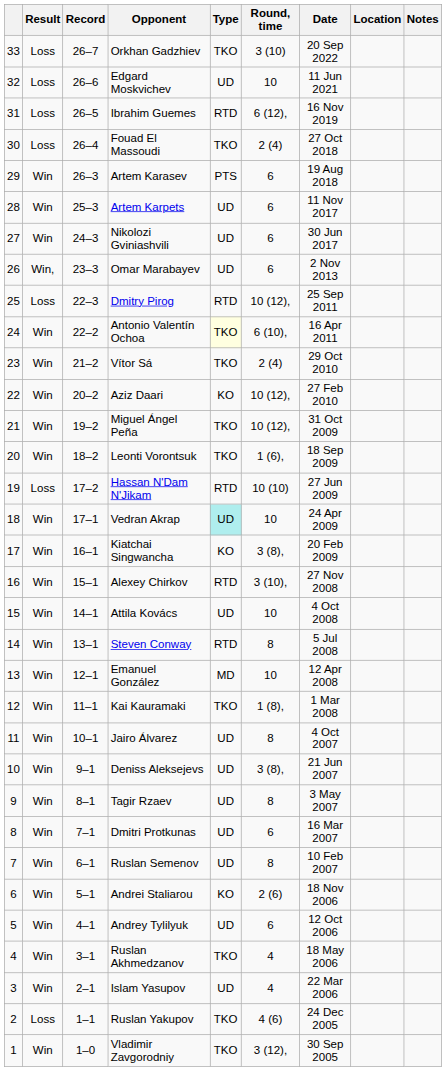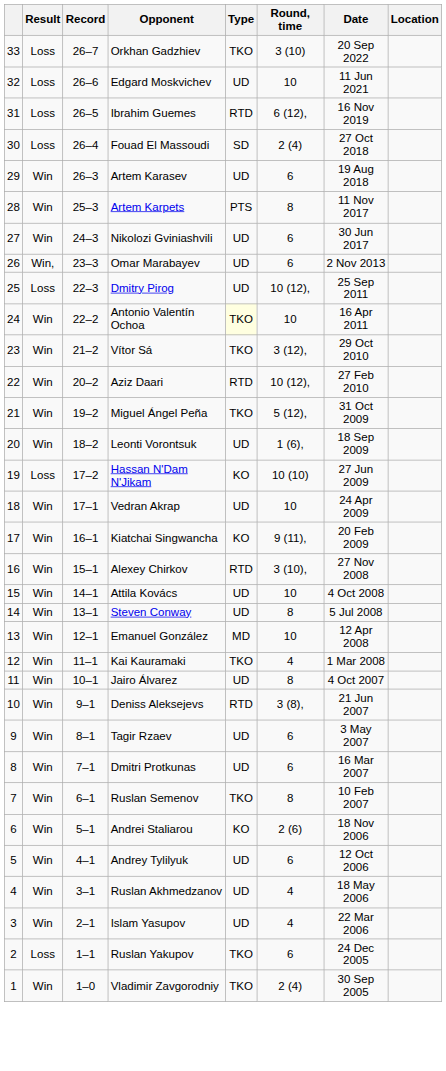- column: (423, 20)
(226, 145) TKO -> (241, 145) SD
(226, 176) PTS -> (241, 176) UD
(226, 207) UD -> (241, 207) PTS
(270, 207) 6 -> (290, 207) 8
(226, 301) RTD -> (241, 288) UD
(270, 332) 6 (10), -> (290, 319) 10
(270, 363) 2 (4) -> (290, 350) 3 (12),
(226, 394) KO -> (241, 381) RTD
(270, 426) 10 (12), -> (290, 413) 5 (12),
(226, 457) TKO -> (241, 444) UD
(226, 488) RTD -> (241, 475) KO
(226, 519) paleturquoise background -> (241, 506) no background
(270, 551) 3 (8), -> (290, 538) 9 (11),
(226, 644) RTD -> (241, 612) UD
(270, 707) 1 (8), -> (290, 661) 4
(226, 769) UD -> (241, 704) RTD
(270, 800) 8 -> (290, 736) 6
(226, 863) UD -> (241, 798) TKO
(226, 957) TKO -> (241, 892) UD
(270, 1019) 4 (6) -> (290, 954) 6
(270, 1050) 3 (12), -> (290, 985) 2 (4)
